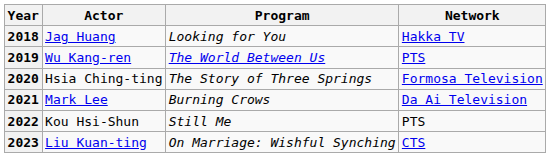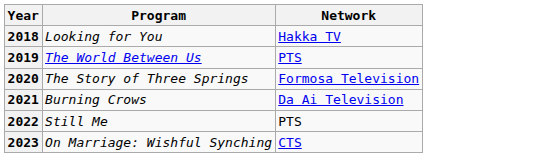- column: (104, 15)
